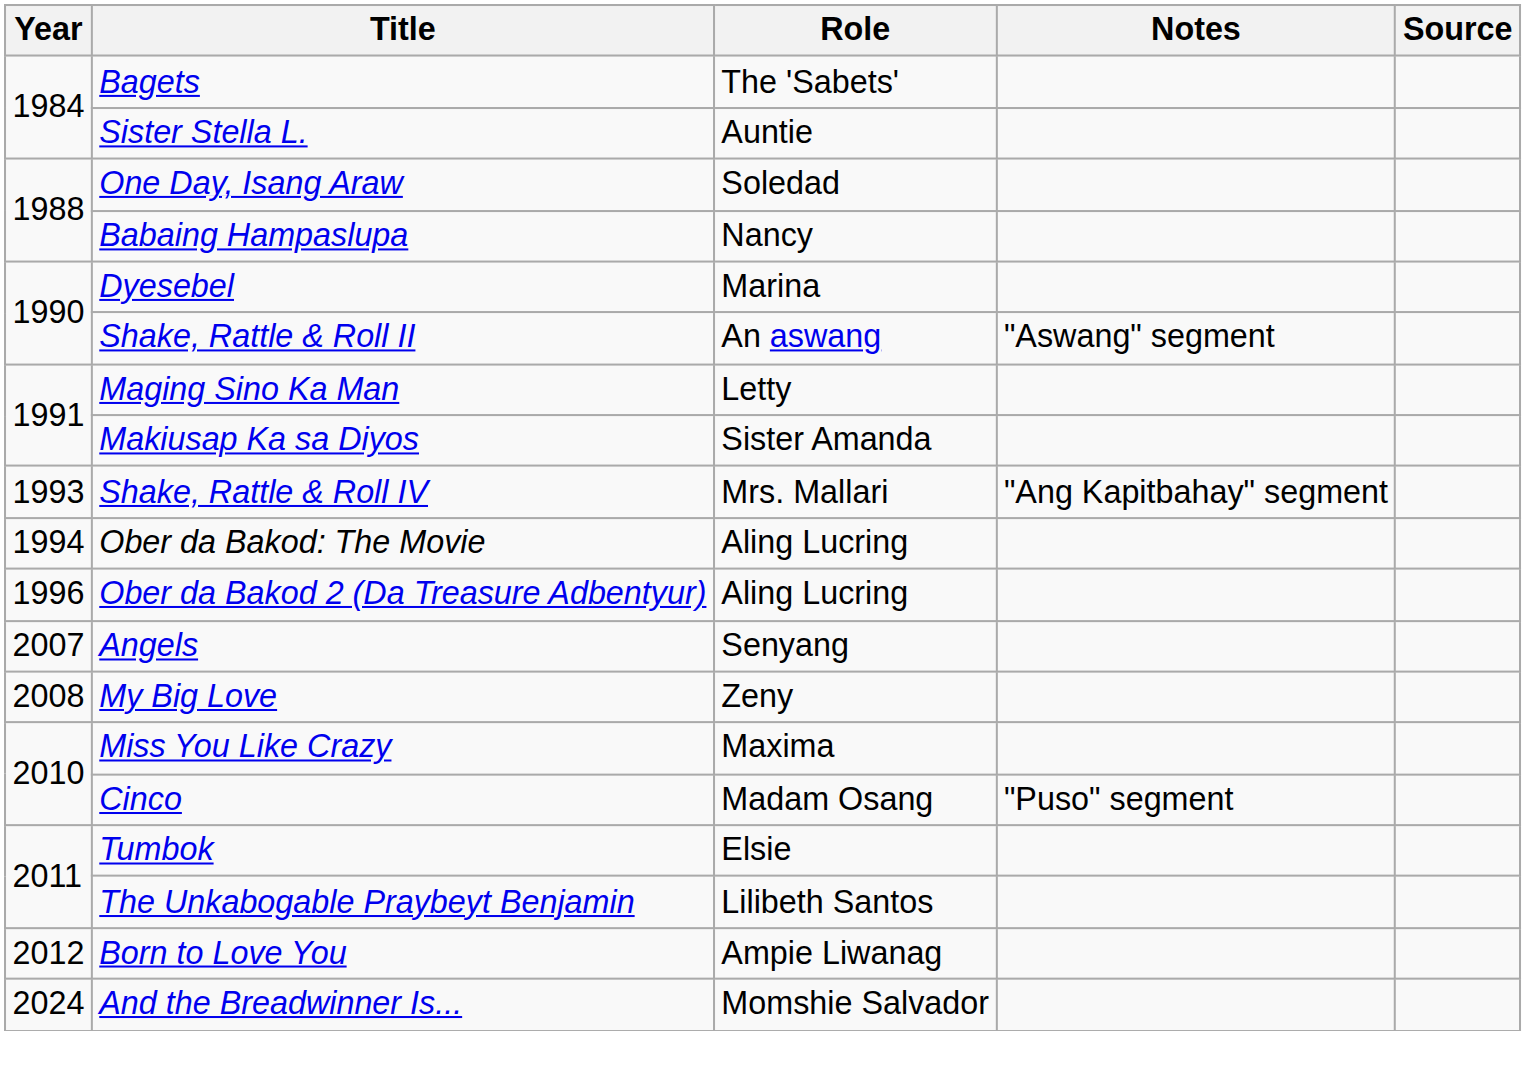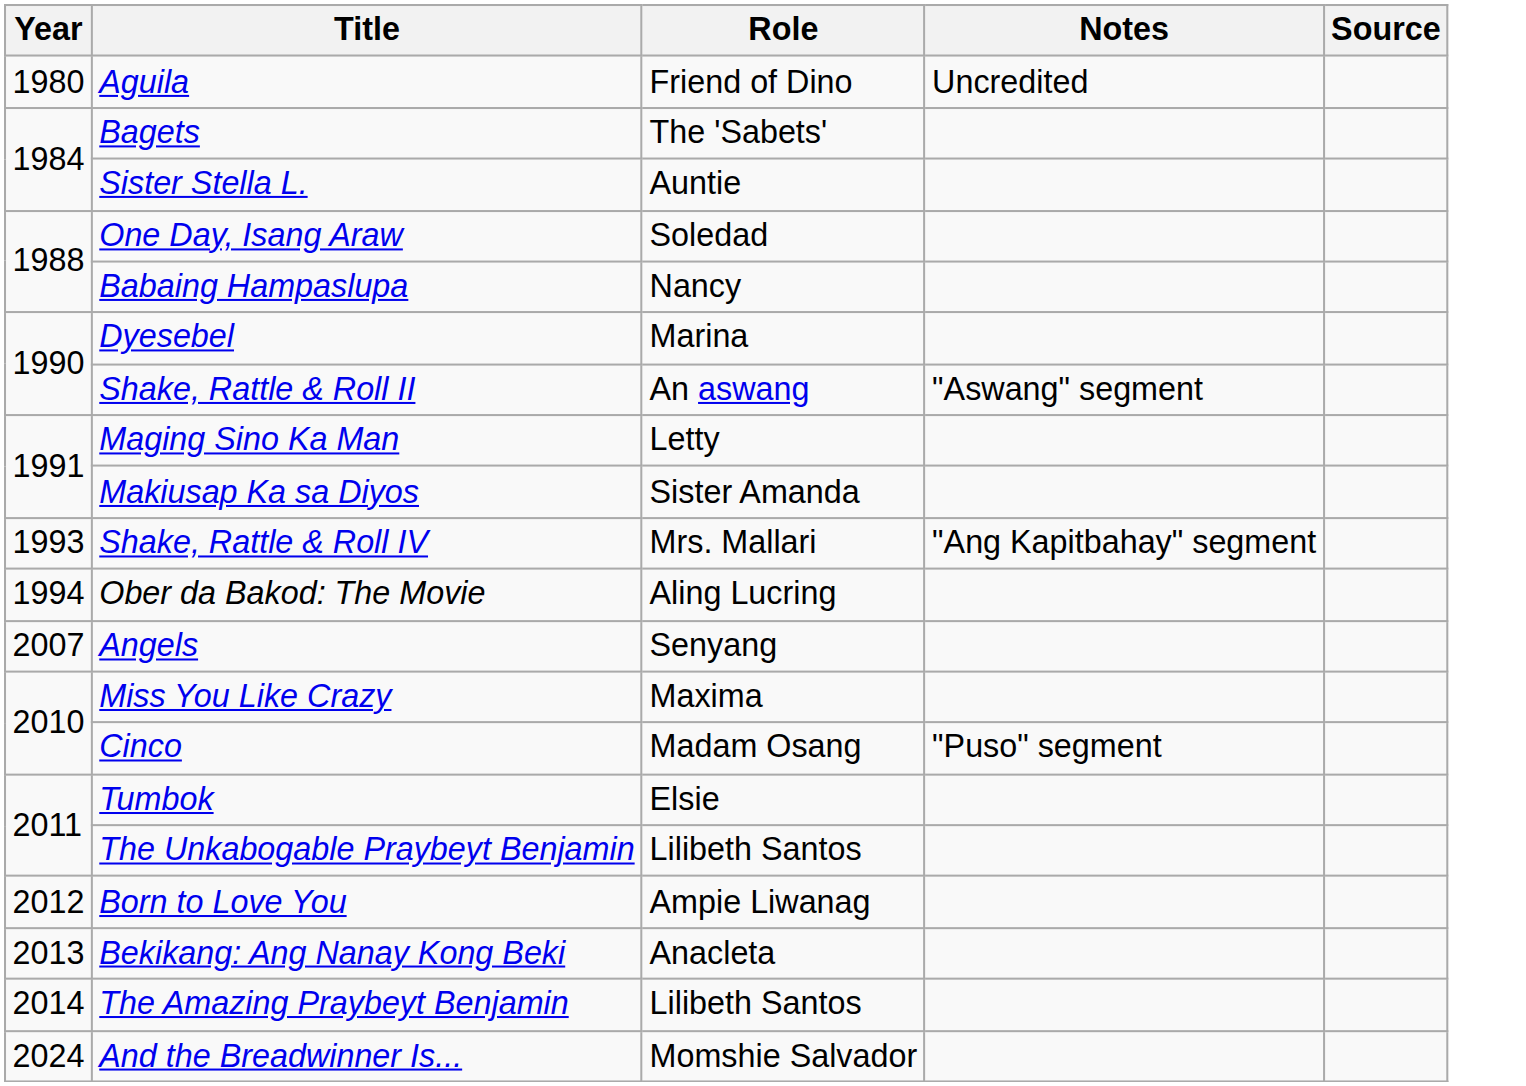+ row: (144, 81)
- row: (403, 593)
- row: (188, 696)
+ row: (332, 952)
+ row: (334, 1004)
